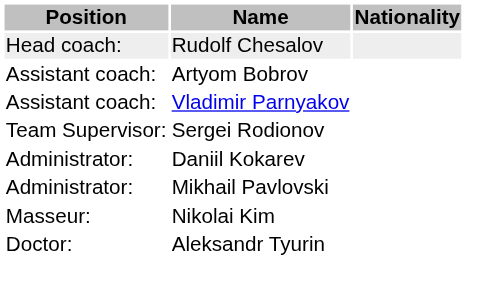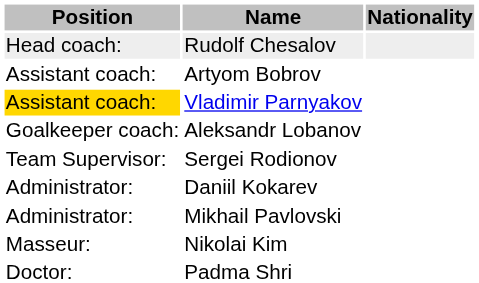(81, 102) no background -> (81, 102) gold background
+ row: (273, 130)
+ row: (238, 272)
- row: (248, 244)
